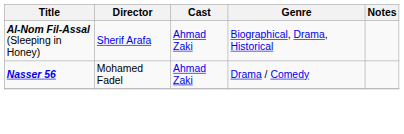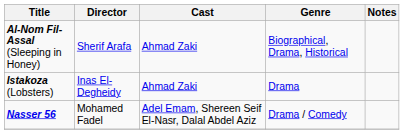+ row: (30, 86)
(190, 74) Ahmad Zaki -> (202, 114) Adel Emam, Shereen Seif El-Nasr, Dalal Abdel Aziz
